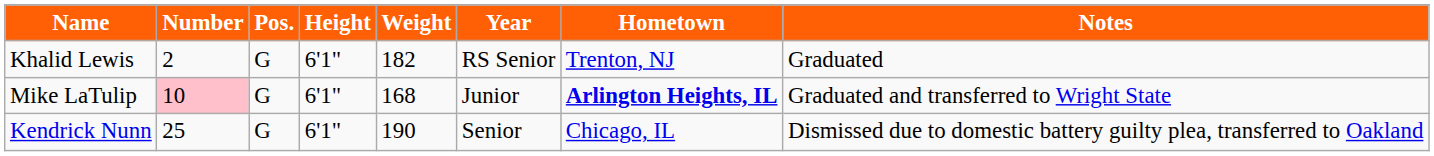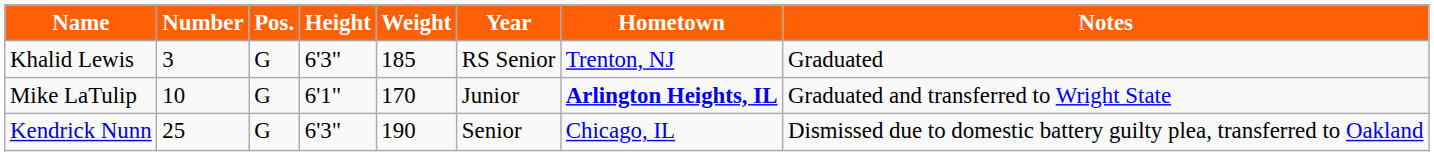(168, 58) 2 -> (168, 58) 3
(323, 58) 6'1" -> (323, 58) 6'3"
(399, 58) 182 -> (399, 58) 185
(174, 95) pink background -> (174, 95) no background
(399, 95) 168 -> (399, 95) 170
(323, 131) 6'1" -> (323, 131) 6'3"
